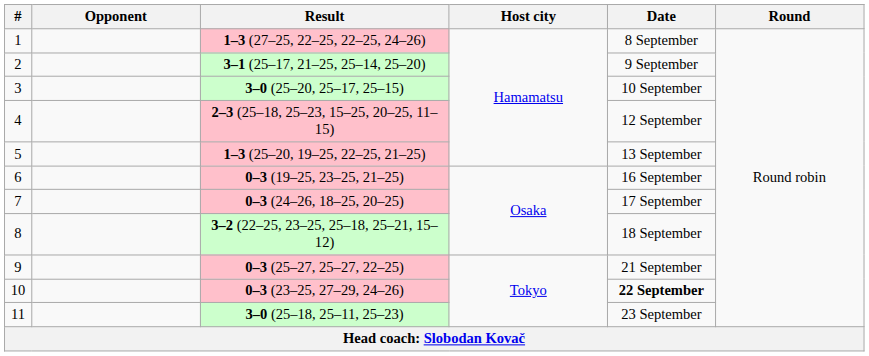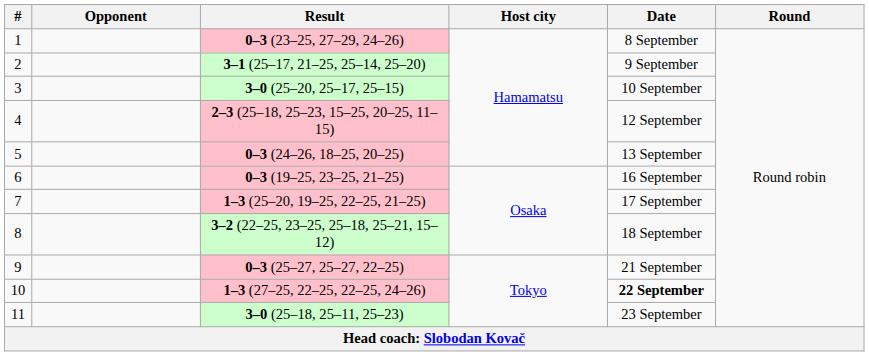(325, 40) 1–3 (27–25, 22–25, 22–25, 24–26) -> (325, 40) 0–3 (23–25, 27–29, 24–26)
(325, 153) 1–3 (25–20, 19–25, 22–25, 21–25) -> (325, 153) 0–3 (24–26, 18–25, 20–25)
(325, 201) 0–3 (24–26, 18–25, 20–25) -> (325, 201) 1–3 (25–20, 19–25, 22–25, 21–25)
(325, 291) 0–3 (23–25, 27–29, 24–26) -> (325, 291) 1–3 (27–25, 22–25, 22–25, 24–26)
